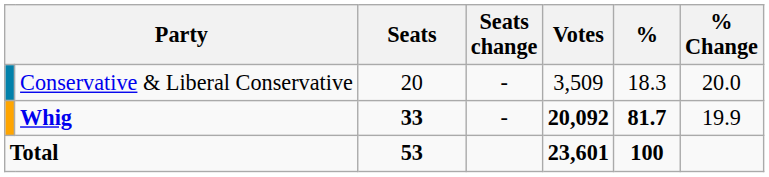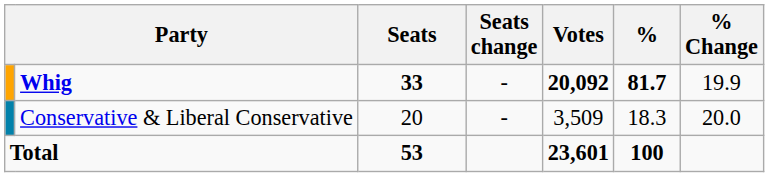rows swapped: (46, 117) <-> (187, 82)
